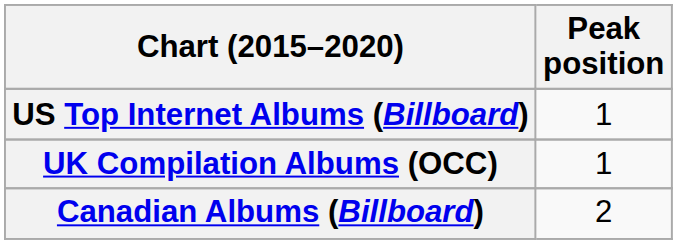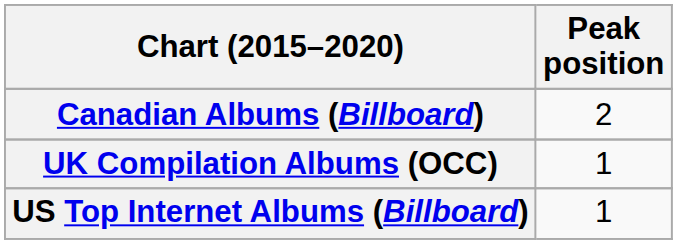rows swapped: (270, 212) <-> (270, 113)
